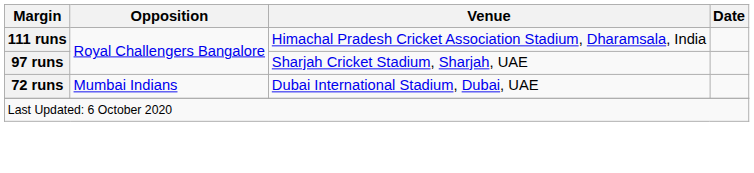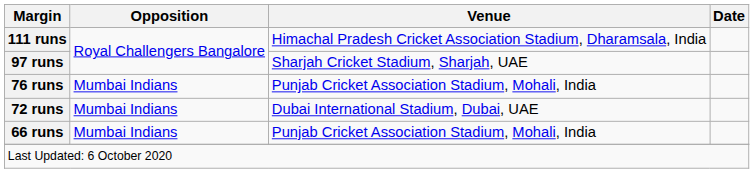+ row: (37, 86)
+ row: (37, 132)
